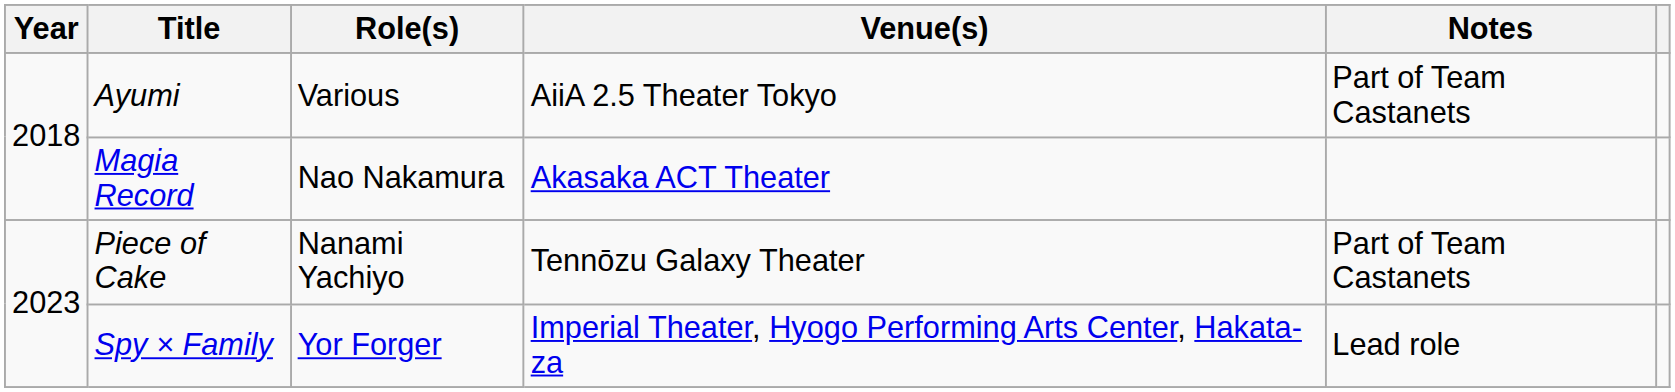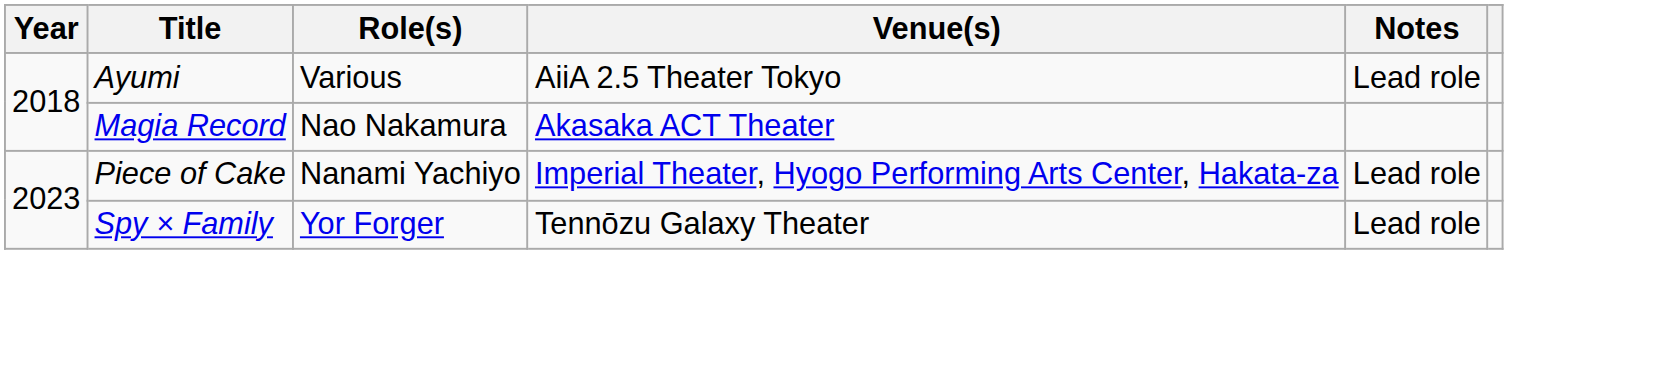(1419, 94) Part of Team Castanets -> (1417, 77) Lead role
(698, 261) Tennōzu Galaxy Theater -> (937, 175) Imperial Theater, Hyogo Performing Arts Center, Hakata-za
(1419, 261) Part of Team Castanets -> (1417, 175) Lead role
(916, 344) Imperial Theater, Hyogo Performing Arts Center, Hakata-za -> (702, 223) Tennōzu Galaxy Theater
